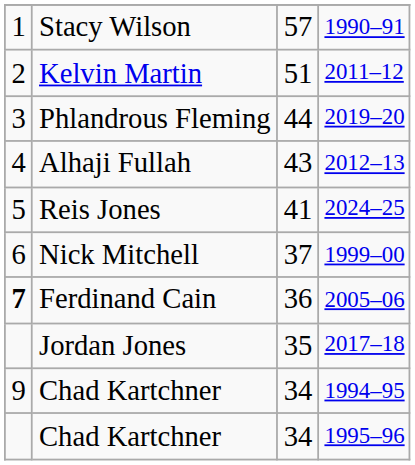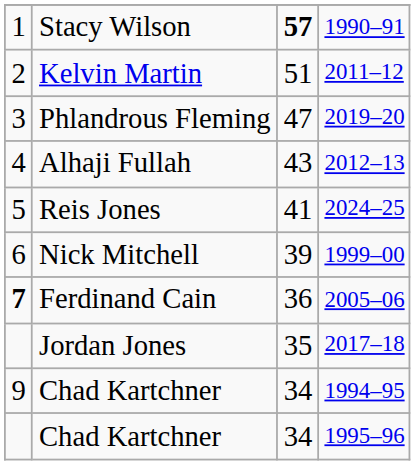(298, 27) normal -> (298, 27) bold
(298, 118) 44 -> (298, 118) 47
(298, 254) 37 -> (298, 254) 39
